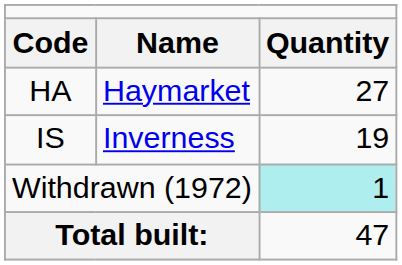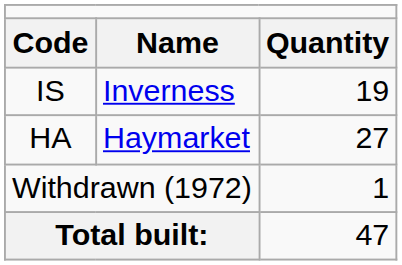rows swapped: (50, 90) <-> (50, 139)
(381, 187) paleturquoise background -> (381, 187) no background
